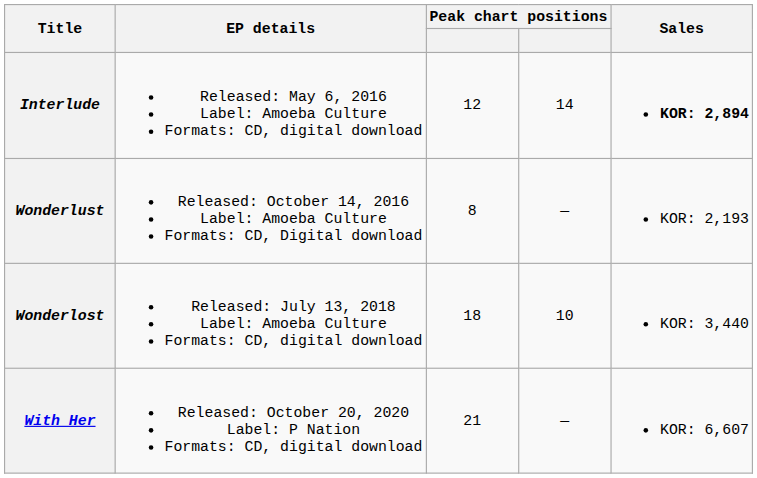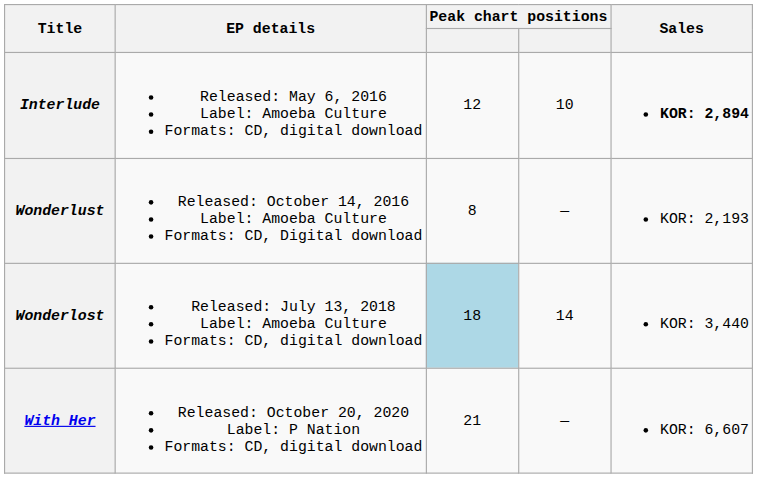(565, 105) 14 -> (565, 105) 10
(472, 316) no background -> (472, 316) lightblue background
(565, 316) 10 -> (565, 316) 14
